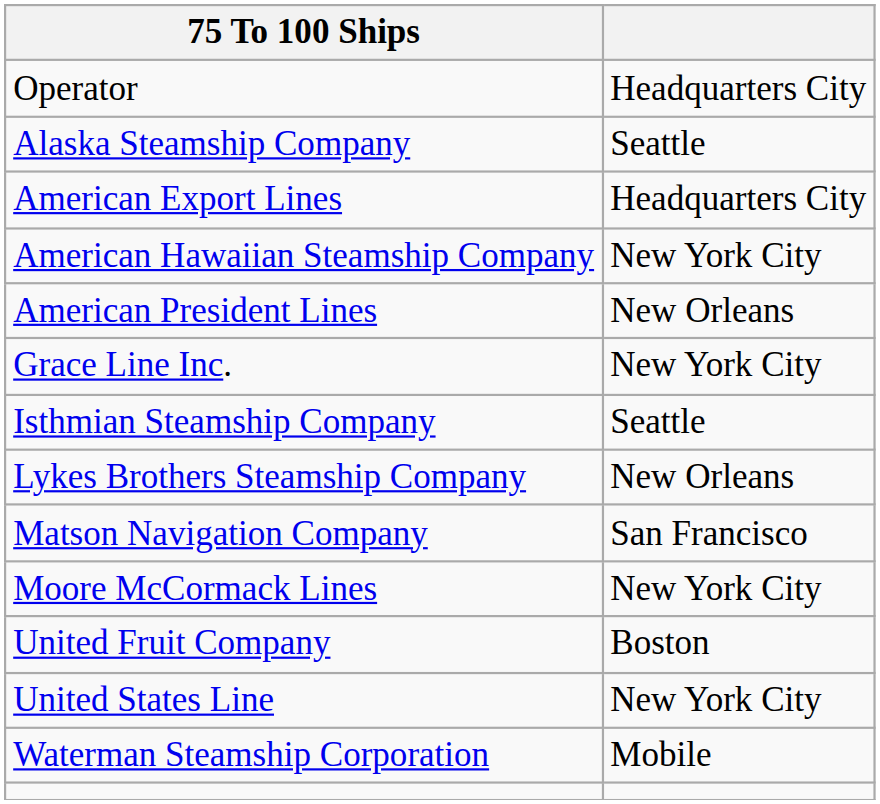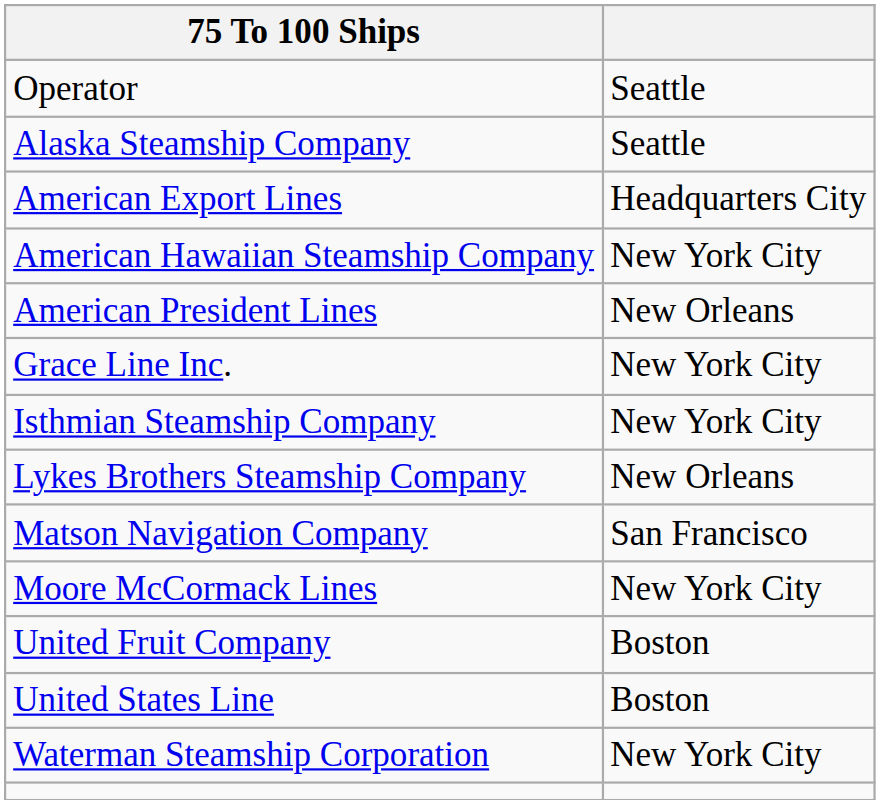(738, 87) Headquarters City -> (658, 87) Seattle
(658, 421) Seattle -> (716, 421) New York City
(716, 699) New York City -> (660, 699) Boston
(661, 754) Mobile -> (716, 754) New York City
